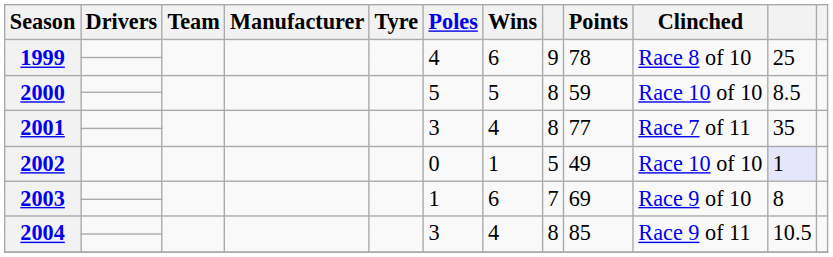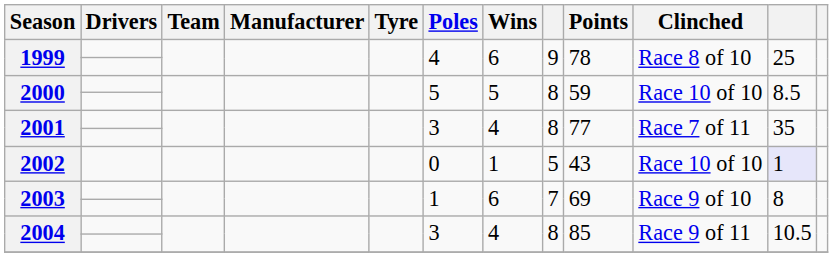(580, 163) 49 -> (580, 163) 43
